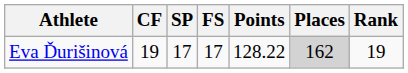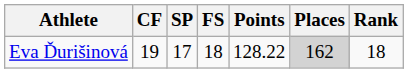(213, 51) 17 -> (213, 51) 18
(376, 51) 19 -> (376, 51) 18
